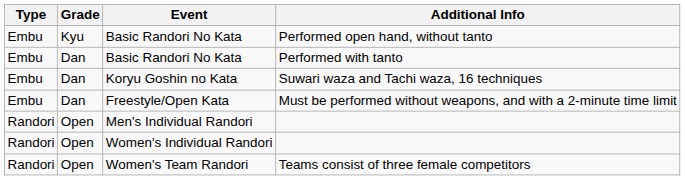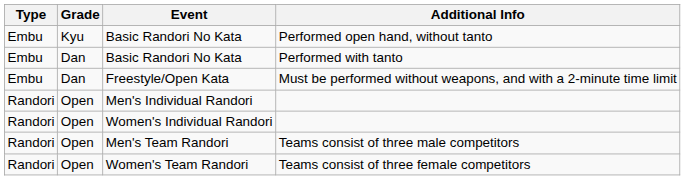- row: (172, 79)
+ row: (167, 143)
